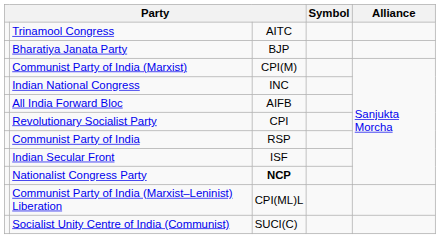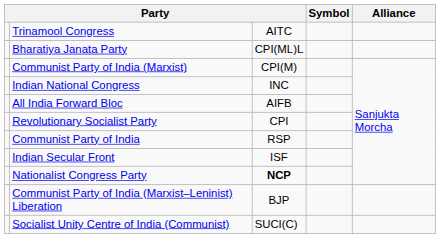(279, 49) BJP -> (279, 49) CPI(ML)L
(279, 200) CPI(ML)L -> (279, 200) BJP
